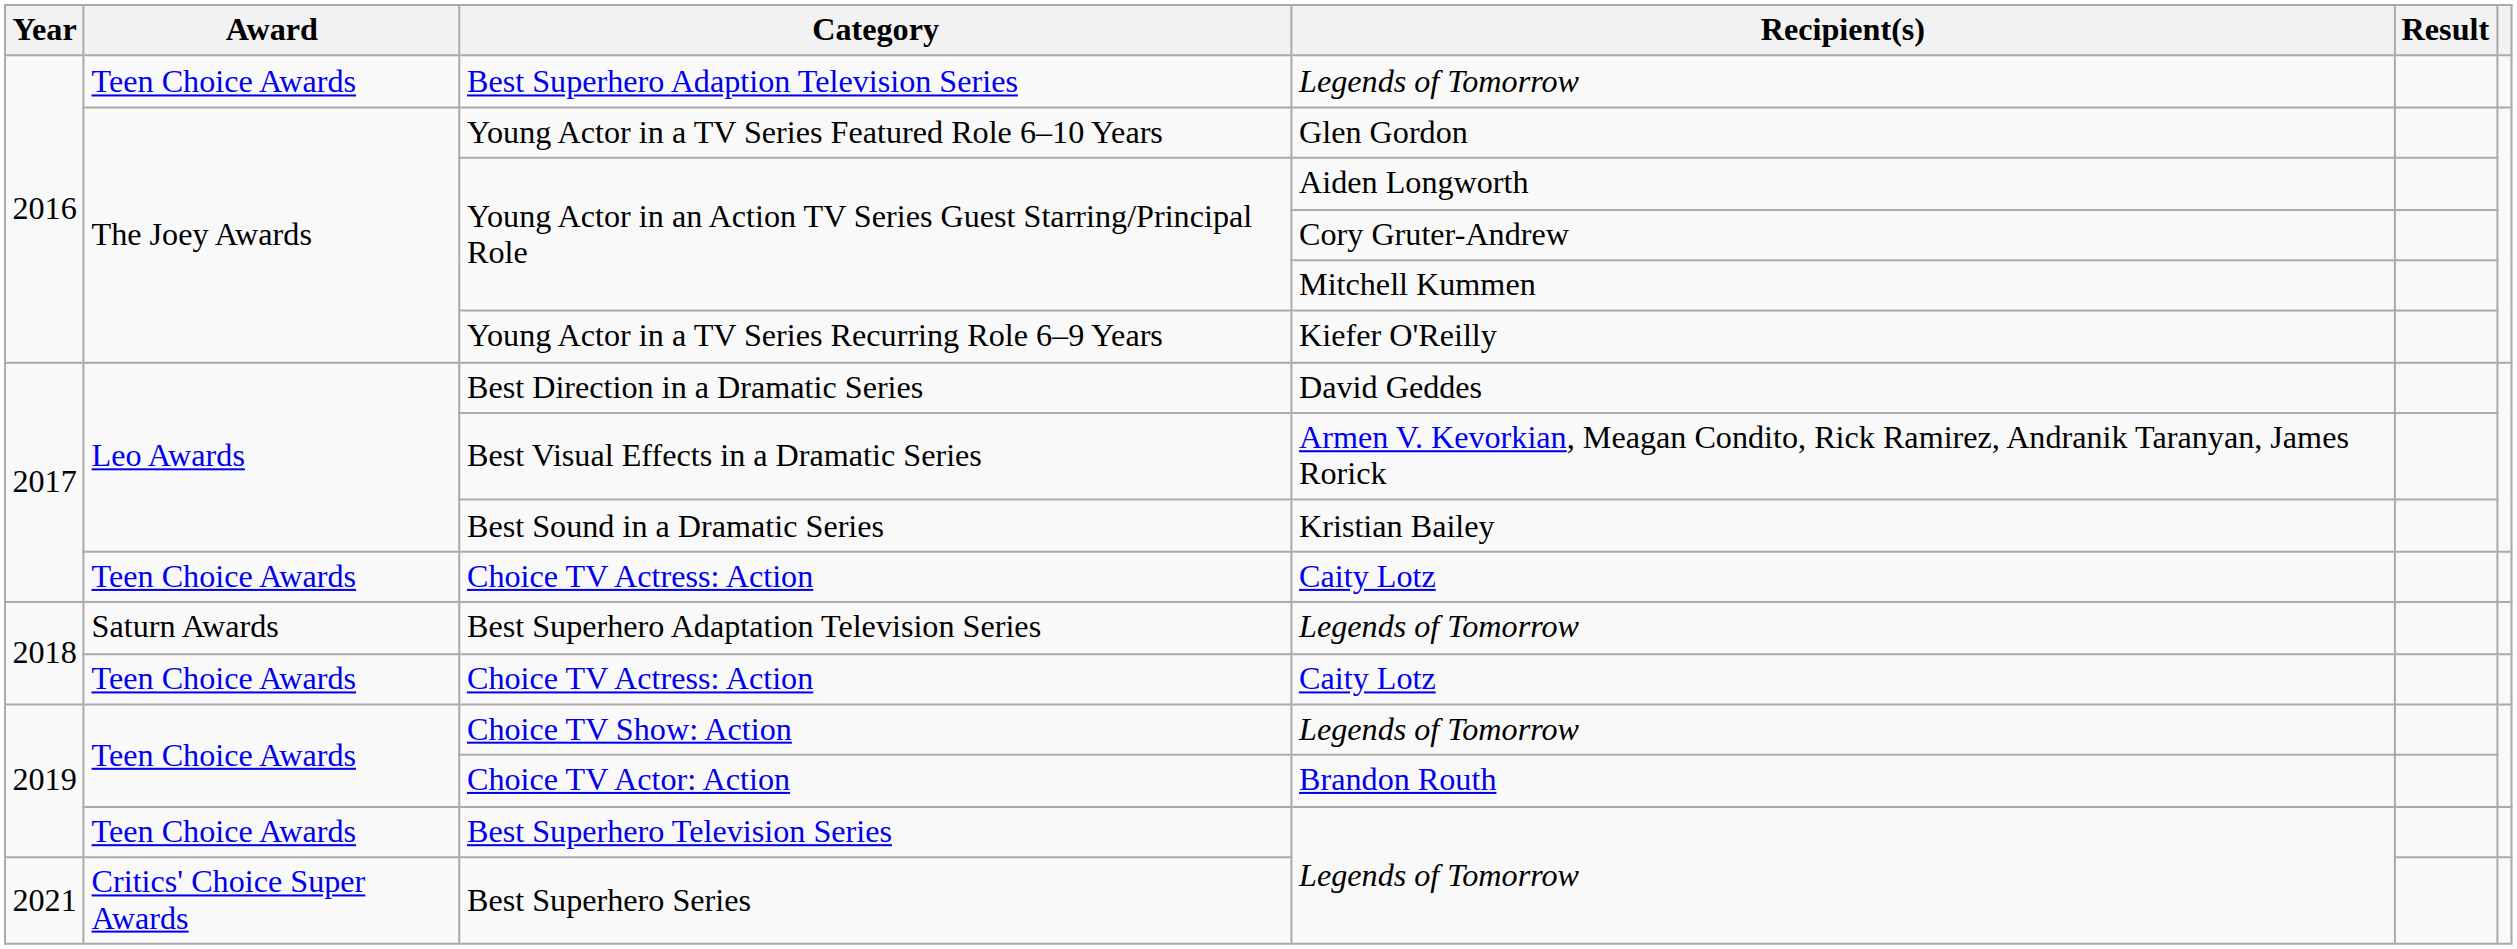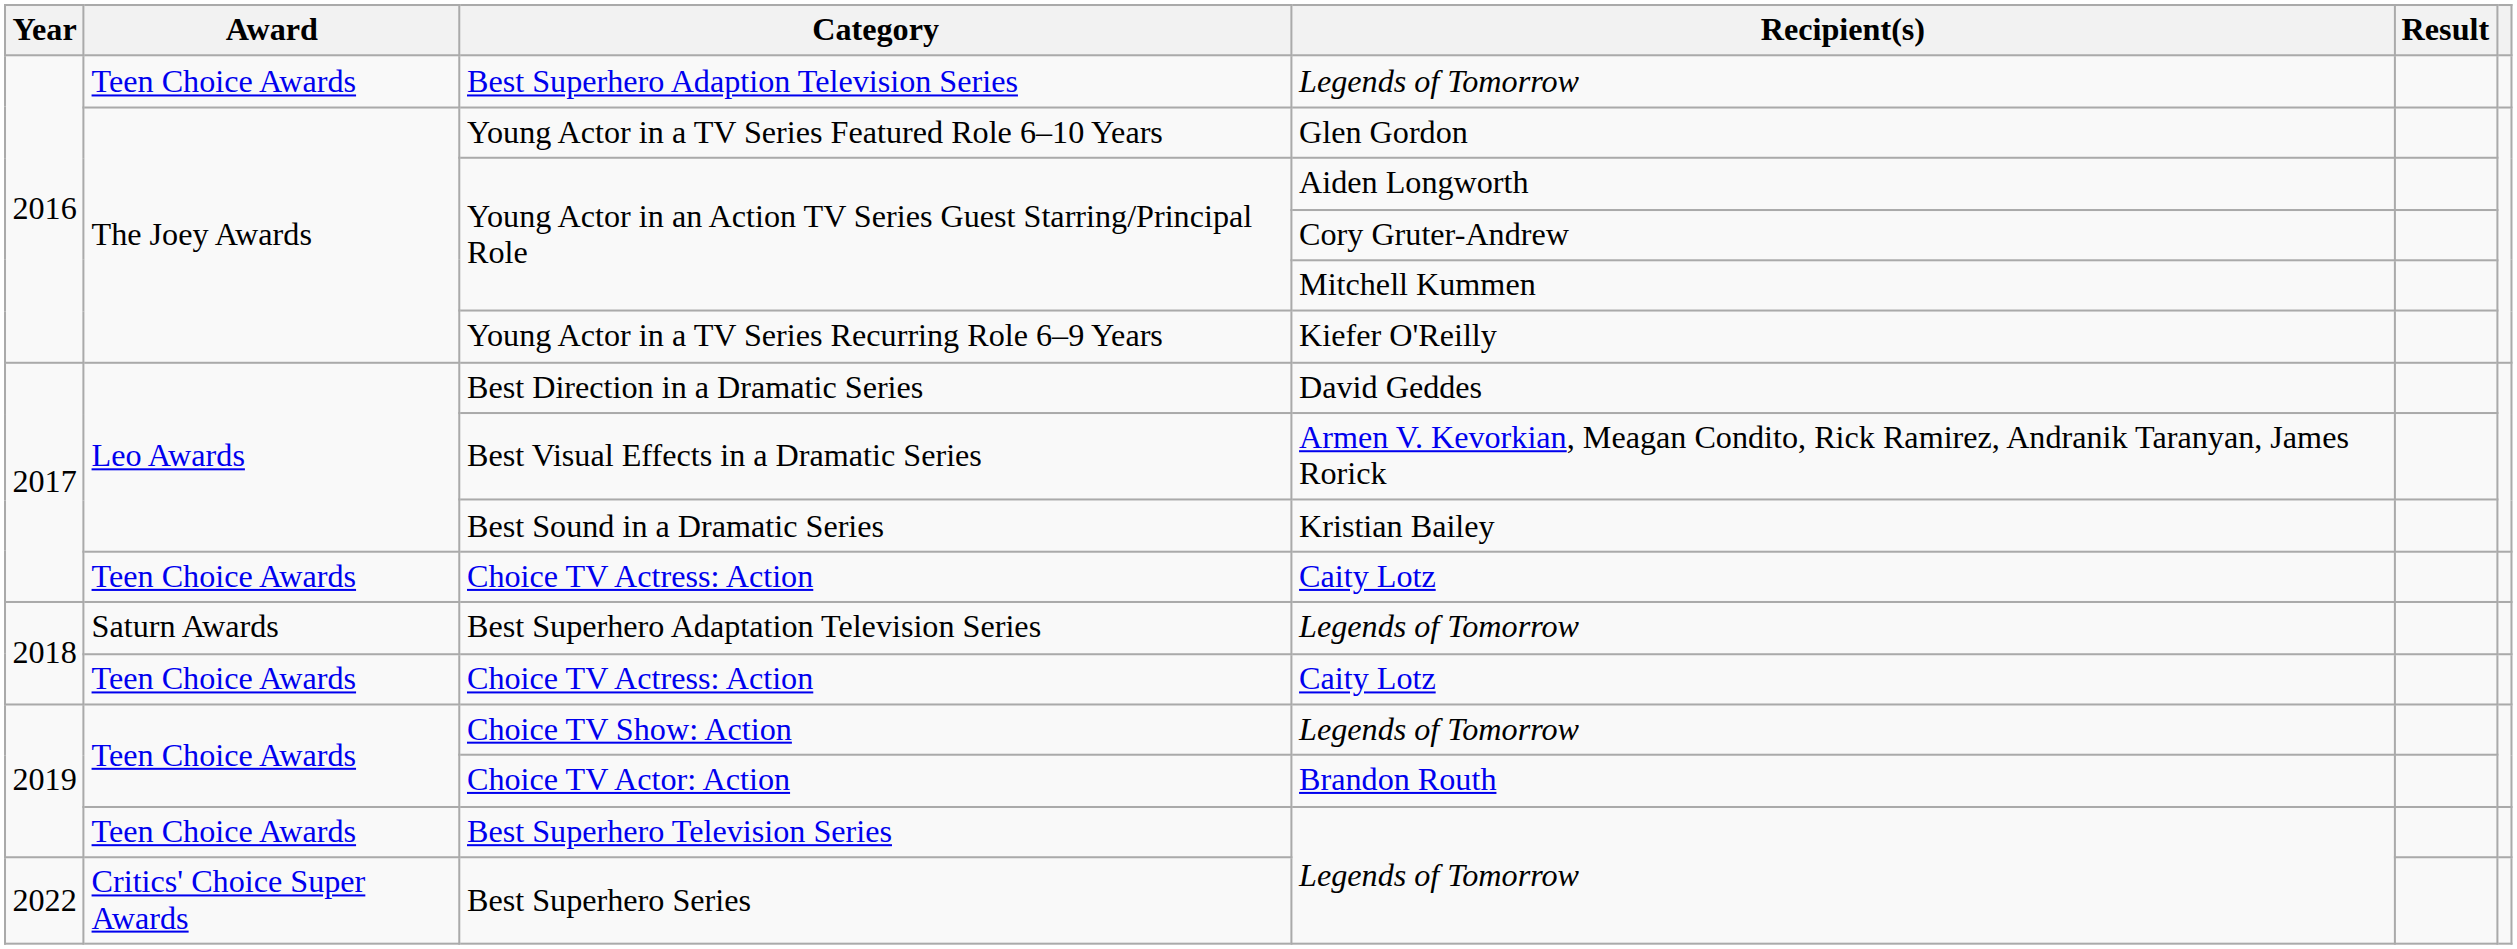(45, 900) 2021 -> (45, 900) 2022
